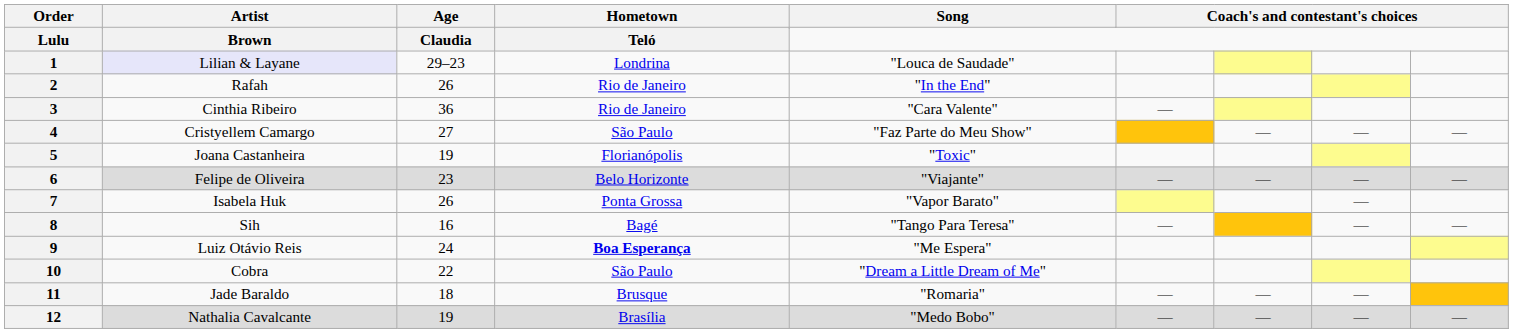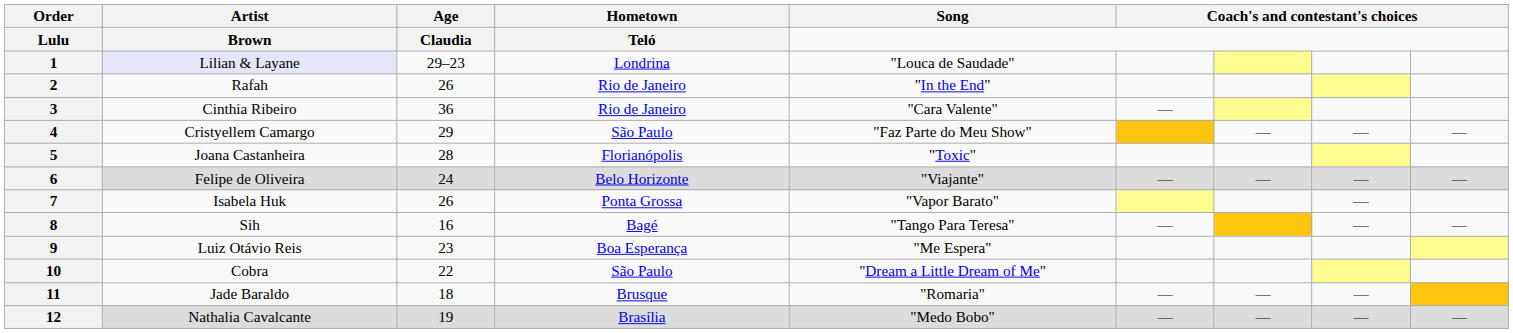(446, 132) 27 -> (446, 132) 29
(446, 155) 19 -> (446, 155) 28
(446, 178) 23 -> (446, 178) 24
(446, 248) 24 -> (446, 248) 23
(642, 248) bold -> (642, 248) normal
